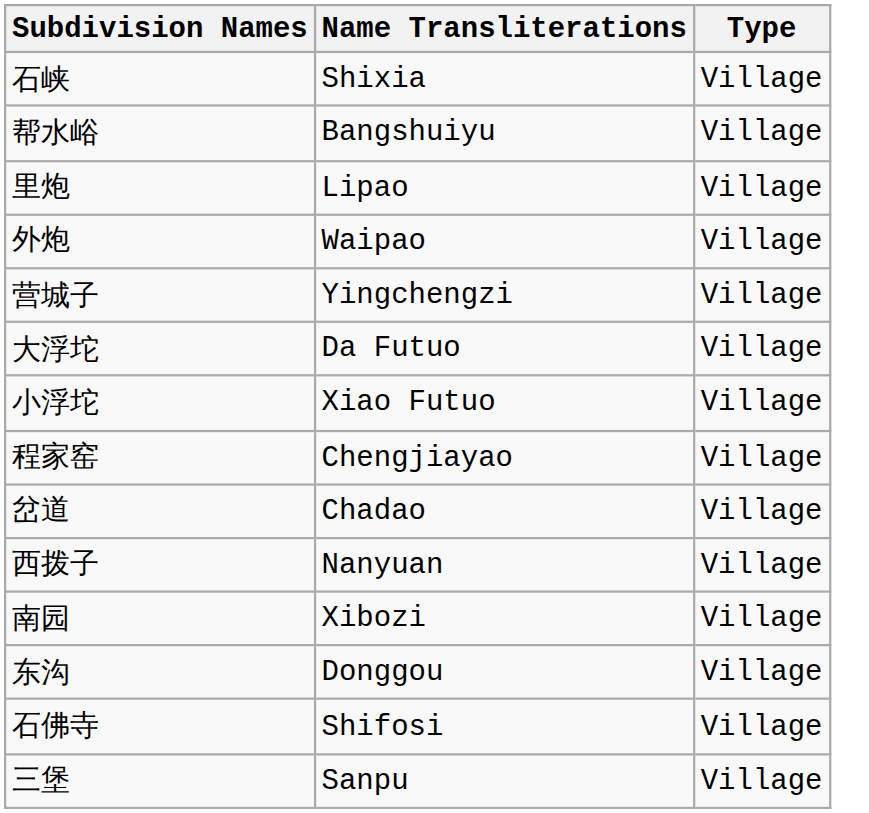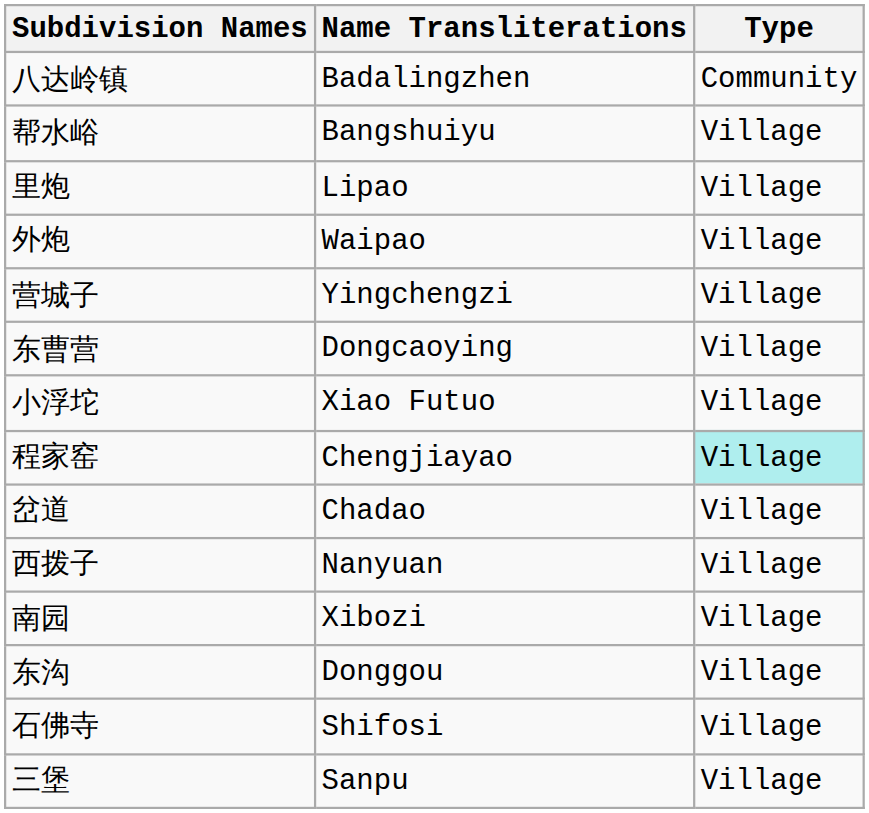+ row: (70, 80)
- row: (41, 80)
+ row: (55, 350)
- row: (55, 350)
(762, 457) no background -> (762, 457) paleturquoise background
